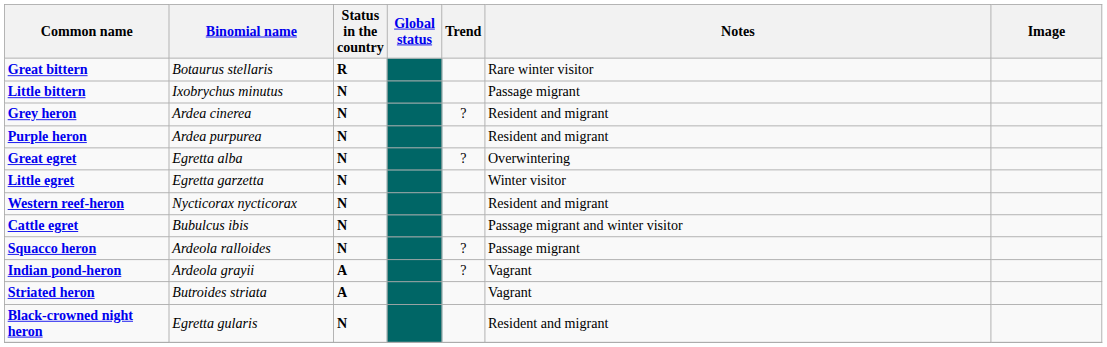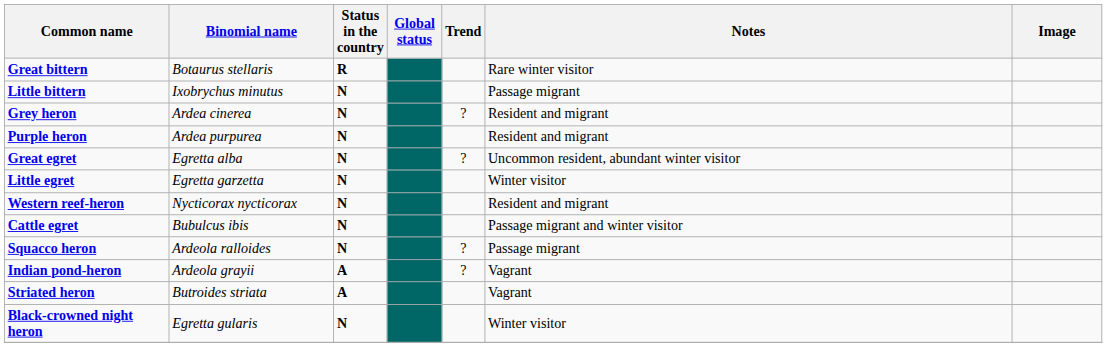(529, 158) Overwintering -> (614, 158) Uncommon resident, abundant winter visitor
(548, 323) Resident and migrant -> (527, 323) Winter visitor
